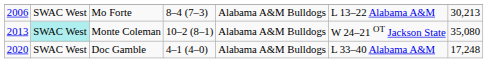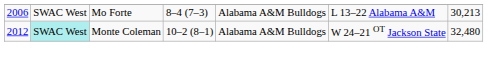(18, 31) 2013 -> (18, 31) 2012
(465, 31) 35,080 -> (465, 31) 32,480
- row: (119, 49)
